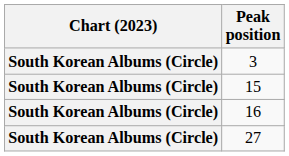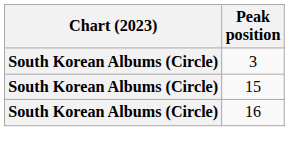- row: (253, 138)
